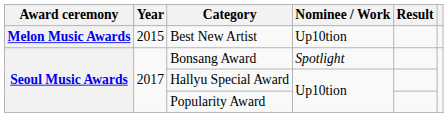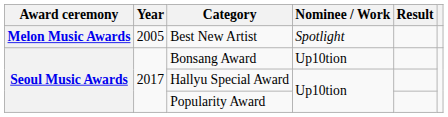(150, 36) 2015 -> (150, 36) 2005
(321, 36) Up10tion -> (320, 36) Spotlight
(320, 58) Spotlight -> (321, 58) Up10tion
